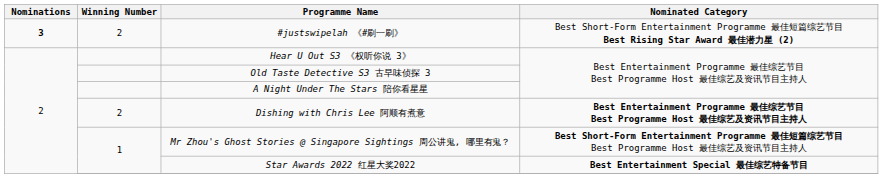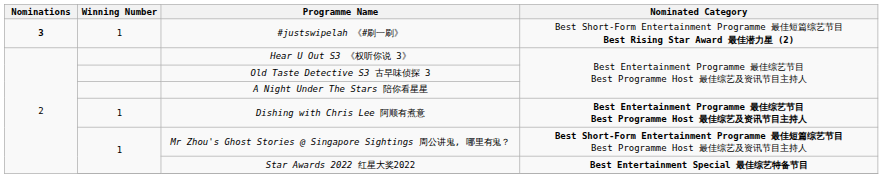(119, 34) 2 -> (119, 34) 1
(119, 113) 2 -> (119, 113) 1
